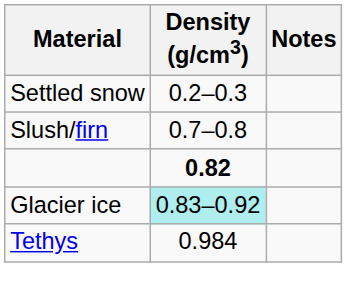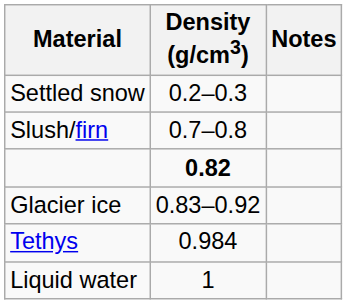(208, 205) paleturquoise background -> (208, 205) no background
+ row: (74, 279)
